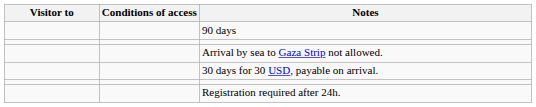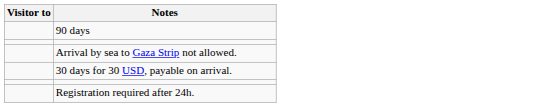- column: (149, 13)
